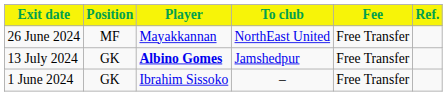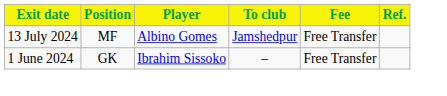- row: (44, 36)
(110, 58) GK -> (108, 36) MF
(181, 58) bold -> (177, 36) normal
